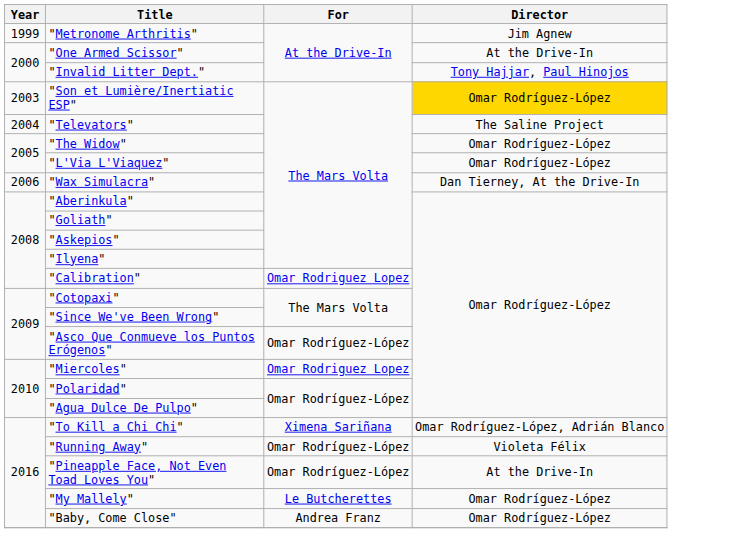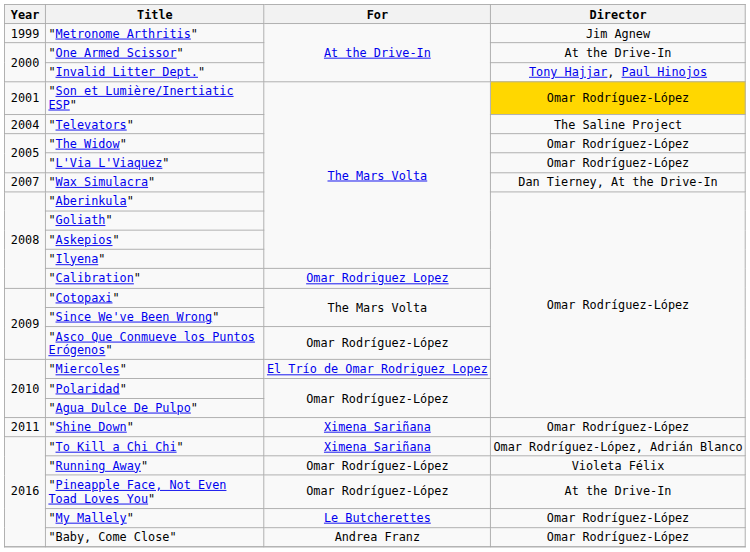(25, 98) 2003 -> (25, 98) 2001
(25, 182) 2006 -> (25, 182) 2007
(338, 369) Omar Rodriguez Lopez -> (377, 369) El Trío de Omar Rodriguez Lopez
+ row: (91, 427)
